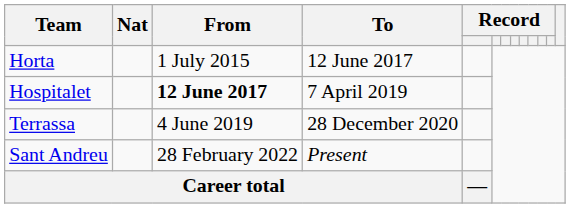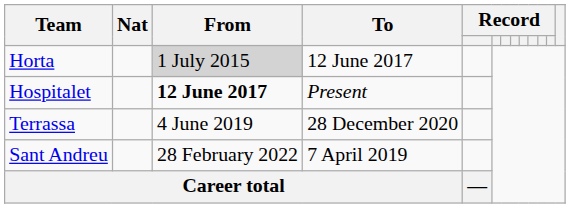(203, 60) no background -> (203, 60) lightgrey background
(357, 92) 7 April 2019 -> (337, 92) Present
(337, 155) Present -> (357, 155) 7 April 2019
